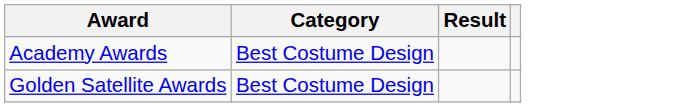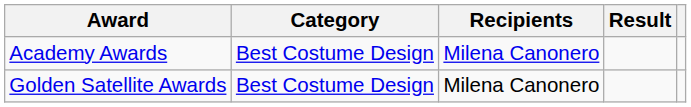+ column: (521, 20)
